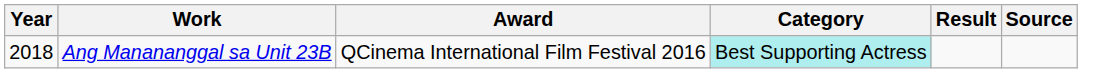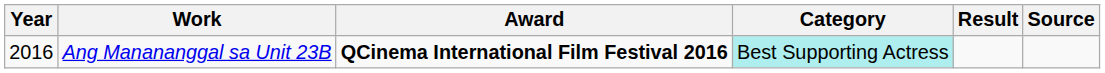(31, 51) 2018 -> (31, 51) 2016
(523, 51) normal -> (534, 51) bold
